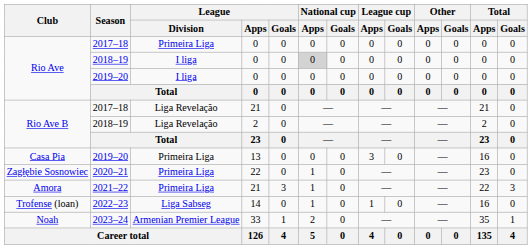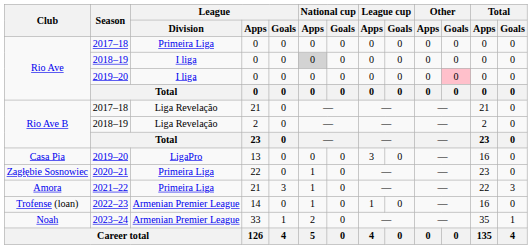(456, 76) no background -> (456, 76) pink background
(186, 156) Primeira Liga -> (186, 156) LigaPro
(186, 204) Liga Sabseg -> (186, 204) Armenian Premier League
